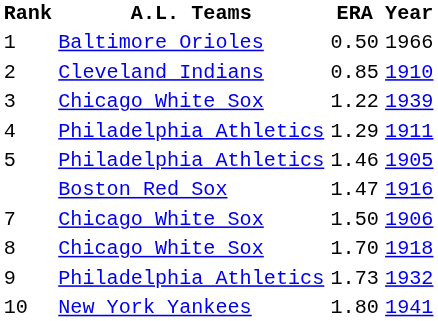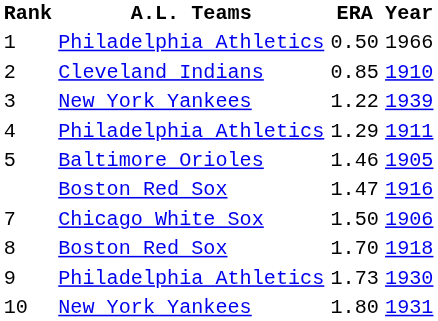(161, 43) Baltimore Orioles -> (191, 43) Philadelphia Athletics
(161, 102) Chicago White Sox -> (155, 102) New York Yankees
(191, 161) Philadelphia Athletics -> (161, 161) Baltimore Orioles
(161, 249) Chicago White Sox -> (143, 249) Boston Red Sox
(409, 278) 1932 -> (409, 278) 1930
(409, 308) 1941 -> (409, 308) 1931
